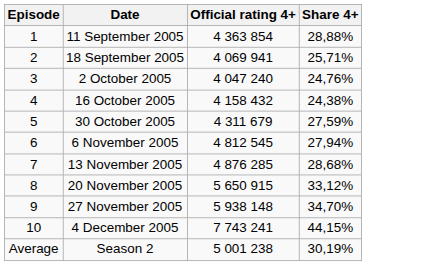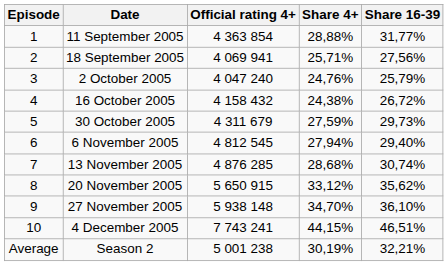+ column: (402, 15)
